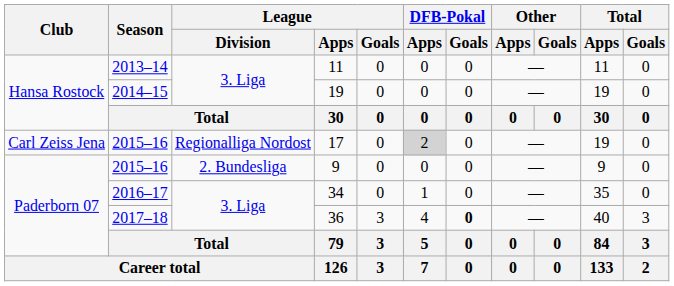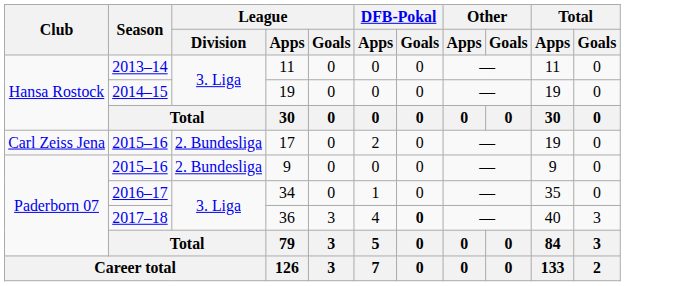(243, 142) Regionalliga Nordost -> (219, 142) 2. Bundesliga
(424, 142) lightgrey background -> (376, 142) no background
